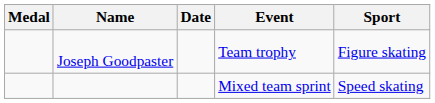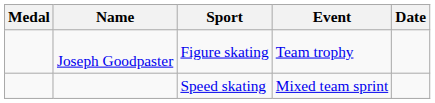columns swapped: (382, 17) <-> (196, 17)
